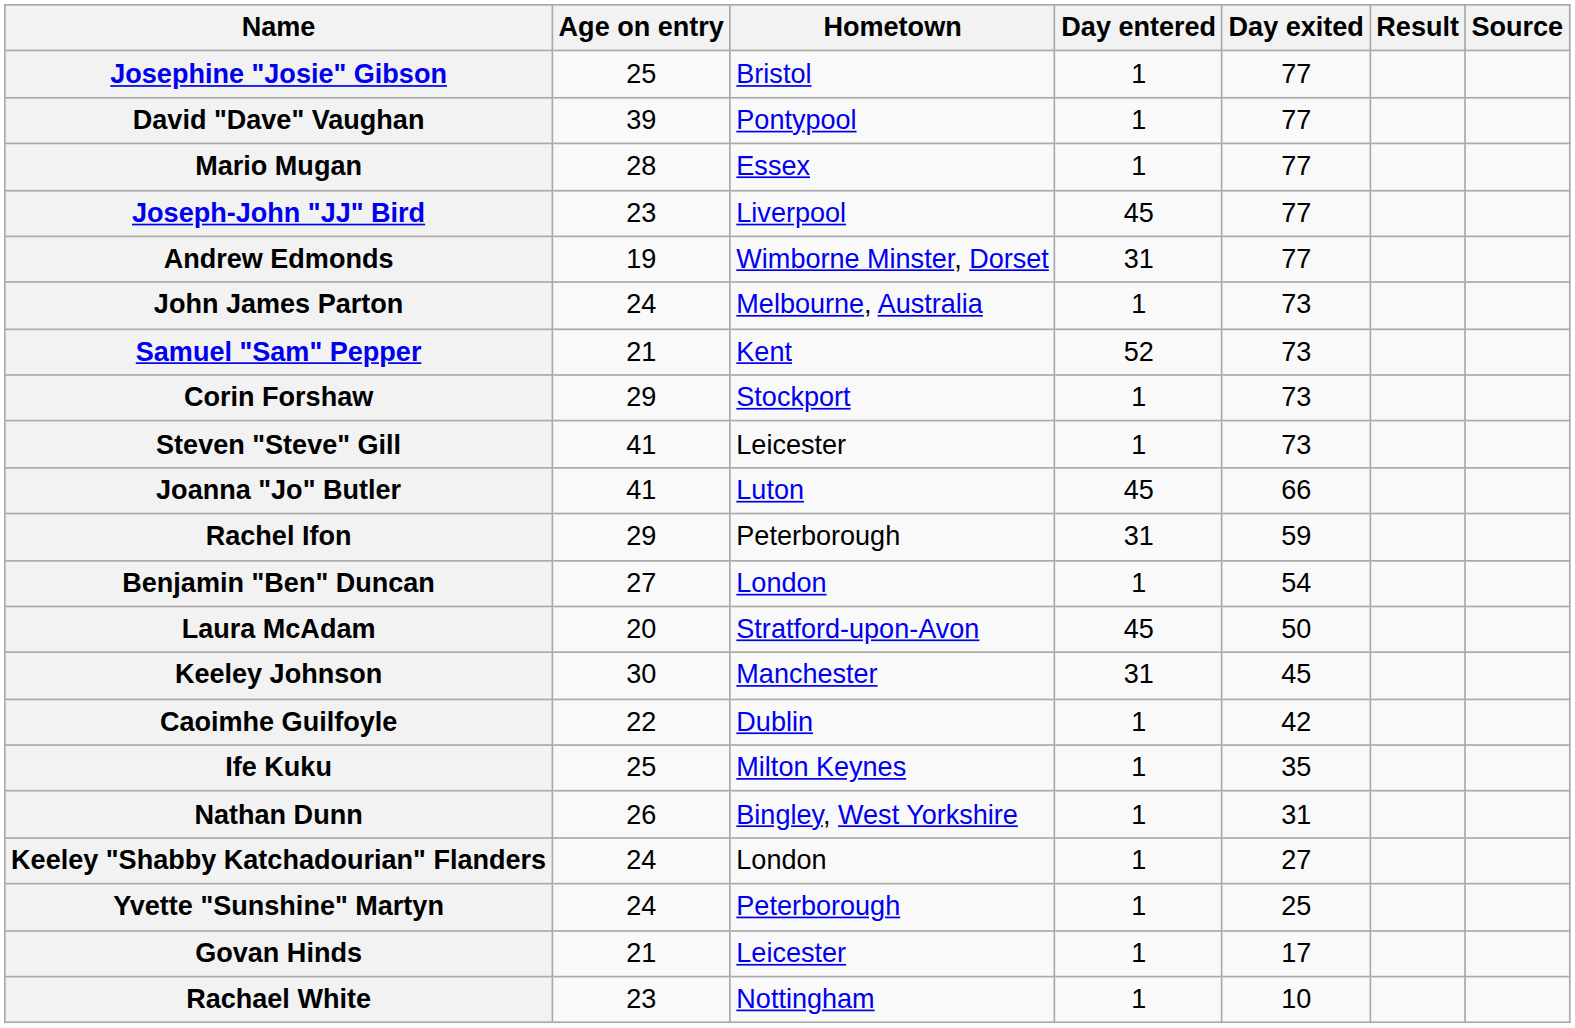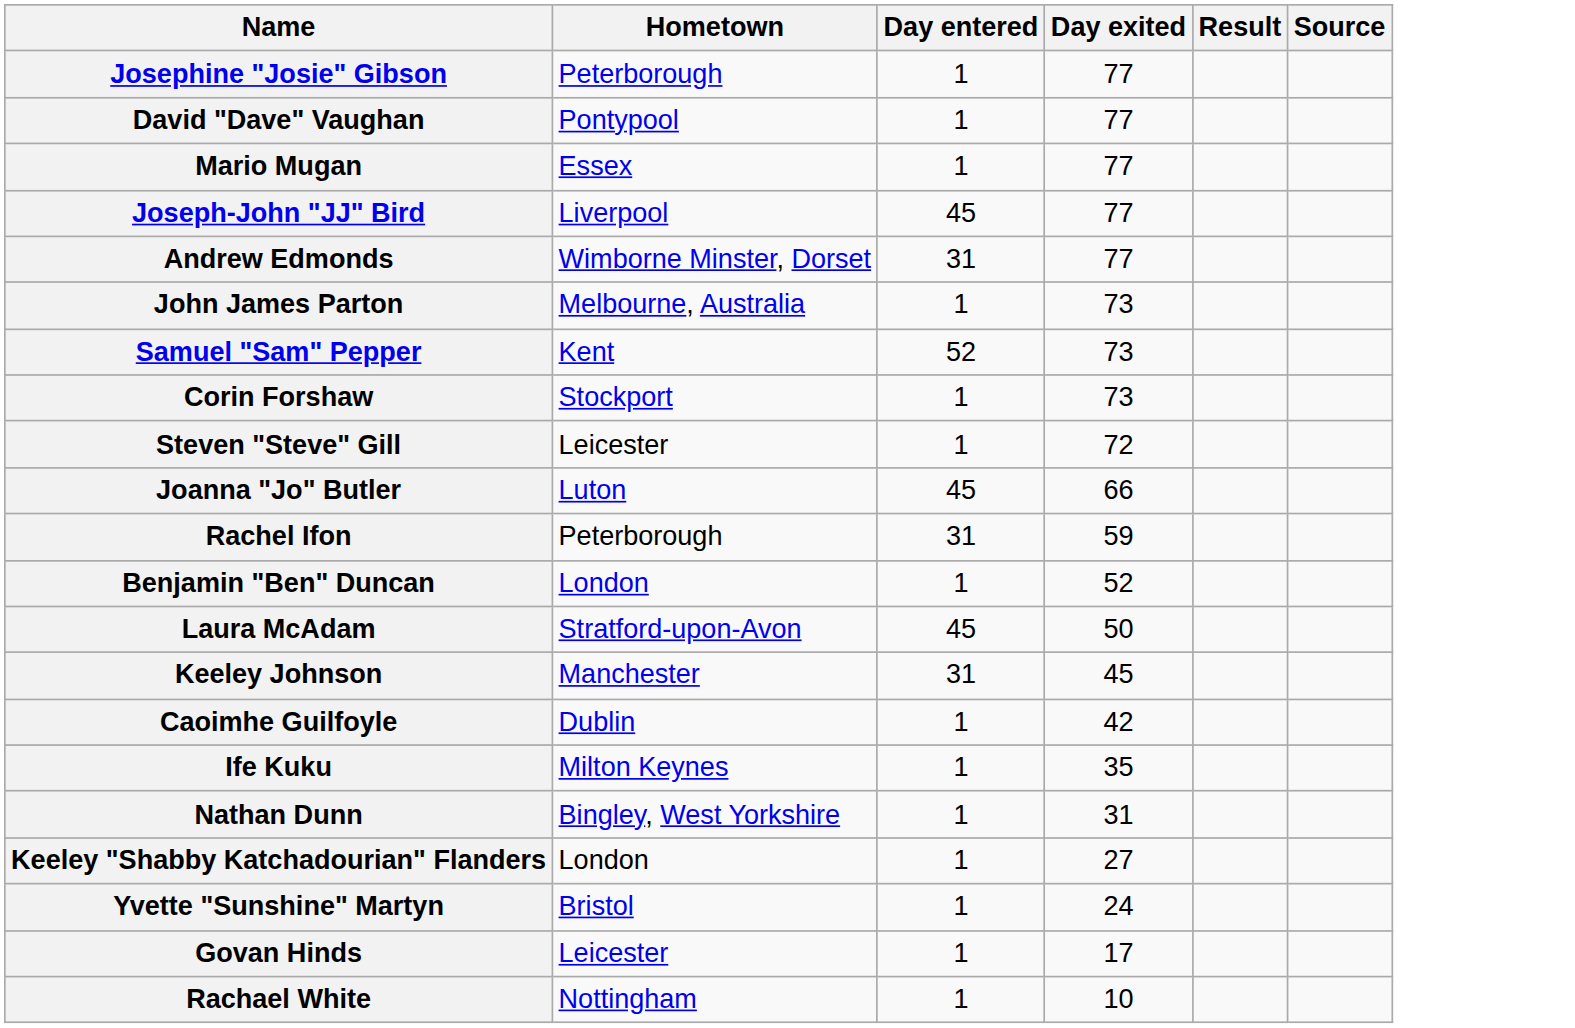- column: (641, 27)
(774, 73) Bristol -> (641, 73) Peterborough
(1296, 444) 73 -> (1118, 444) 72
(1296, 582) 54 -> (1118, 582) 52
(818, 906) Peterborough -> (596, 906) Bristol
(1296, 906) 25 -> (1118, 906) 24
